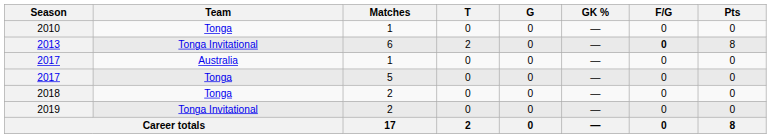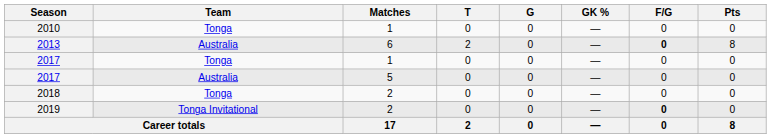(218, 45) Tonga Invitational -> (218, 45) Australia
(218, 61) Australia -> (218, 61) Tonga
(218, 77) Tonga -> (218, 77) Australia
(664, 110) normal -> (664, 110) bold
